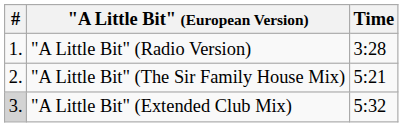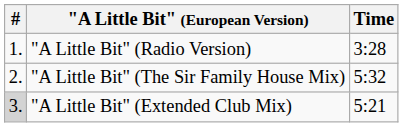(370, 77) 5:21 -> (370, 77) 5:32
(370, 106) 5:32 -> (370, 106) 5:21
